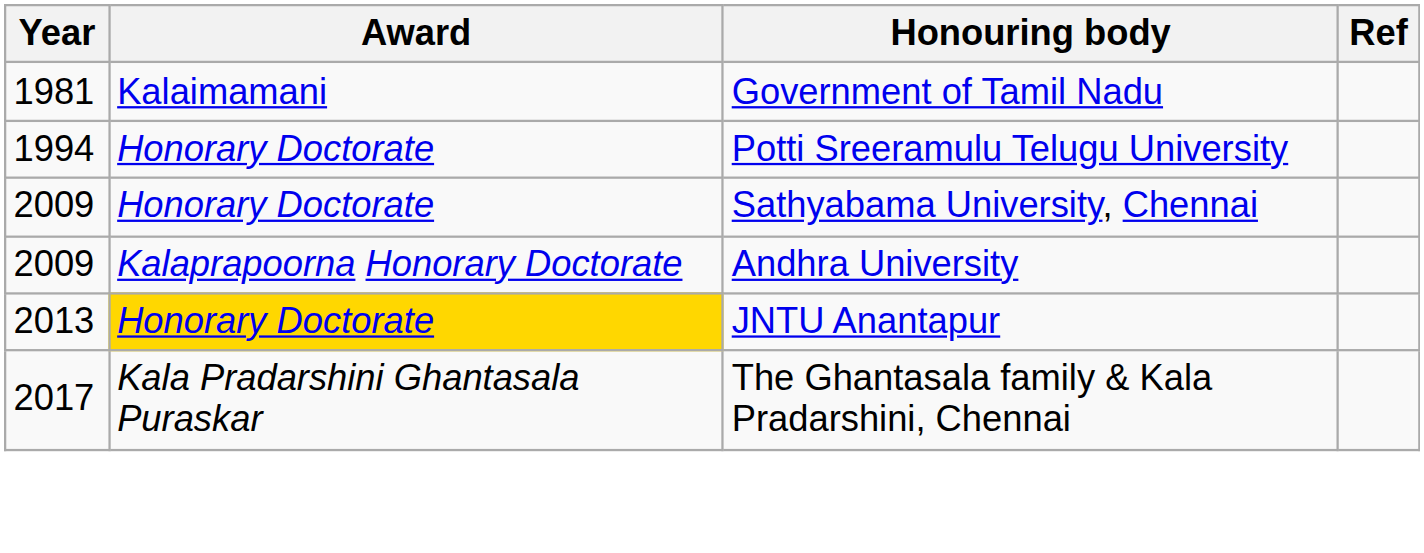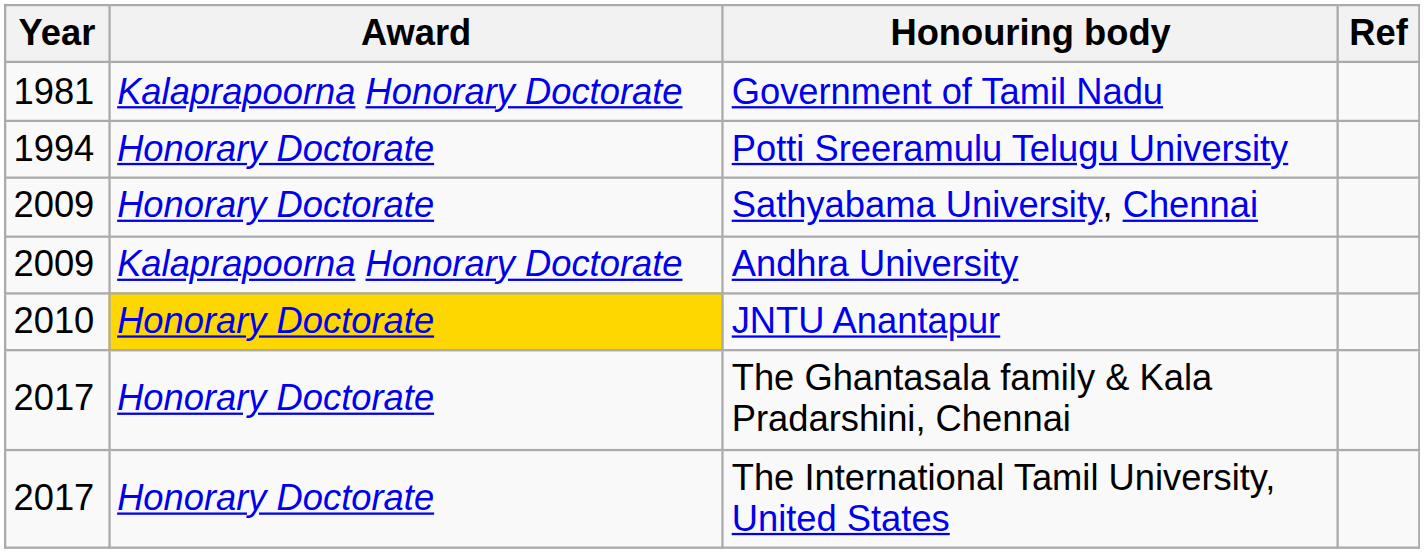(222, 90) Kalaimamani -> (400, 90) Kalaprapoorna Honorary Doctorate
(54, 321) 2013 -> (54, 321) 2010
(348, 399) Kala Pradarshini Ghantasala Puraskar -> (276, 399) Honorary Doctorate
+ row: (1004, 497)
